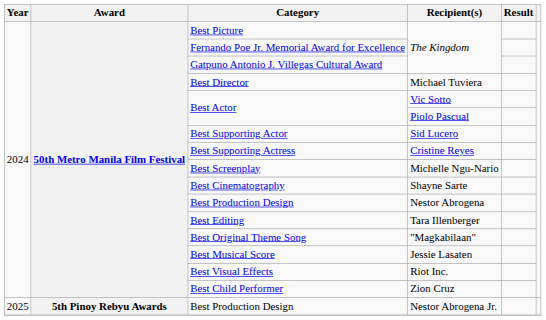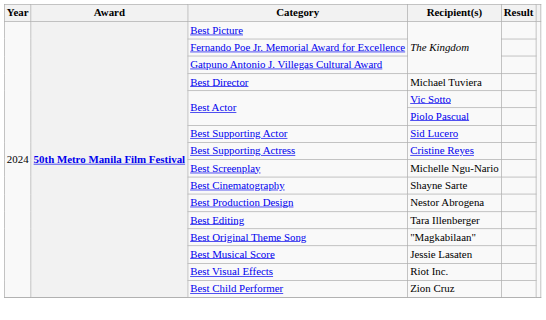- row: (242, 306)
